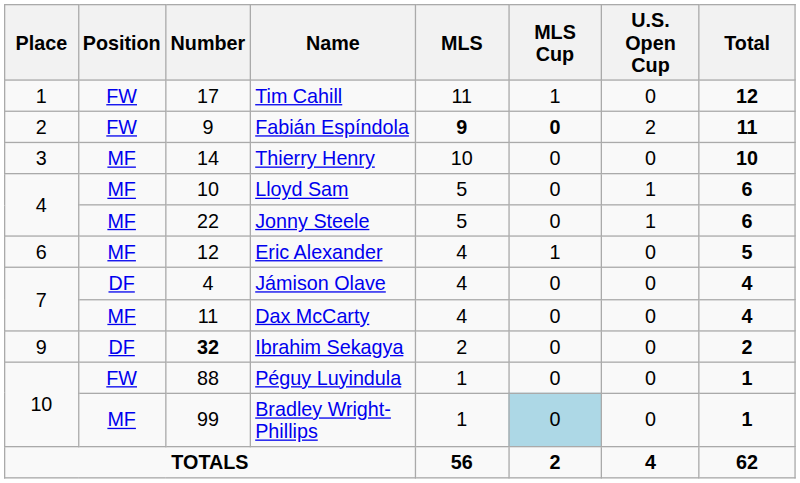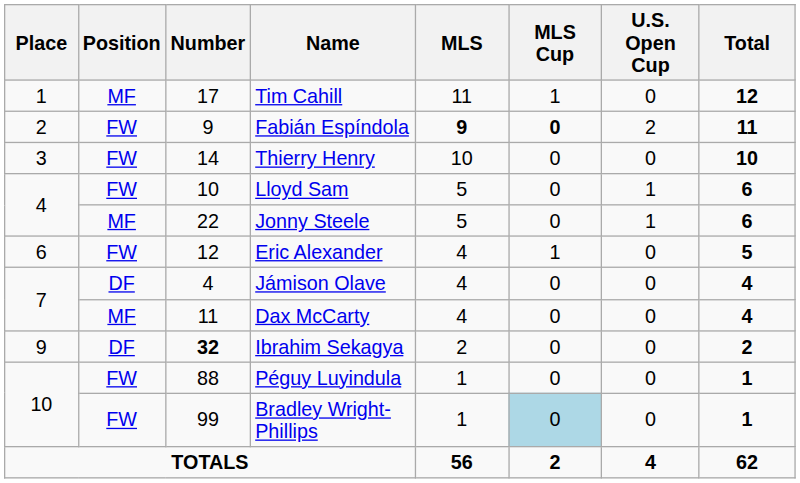(122, 96) FW -> (122, 96) MF
(122, 159) MF -> (122, 159) FW
(122, 190) MF -> (122, 190) FW
(122, 252) MF -> (122, 252) FW
(122, 420) MF -> (122, 420) FW
